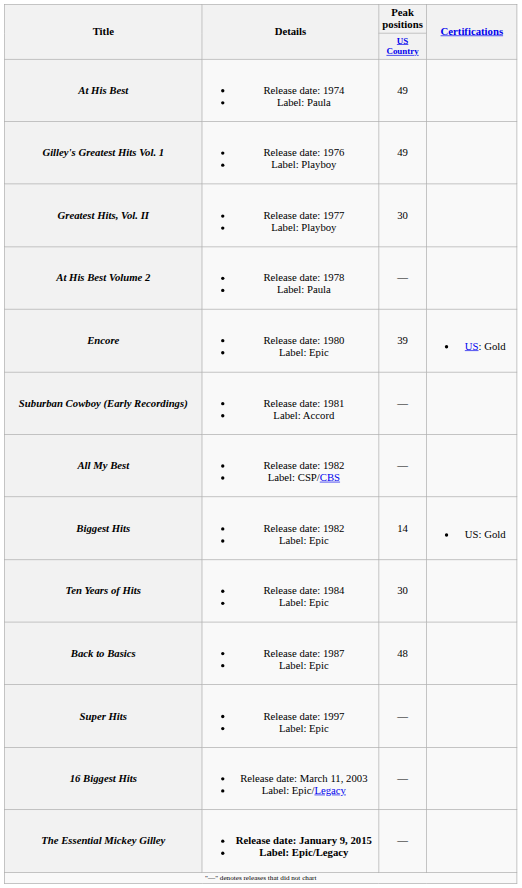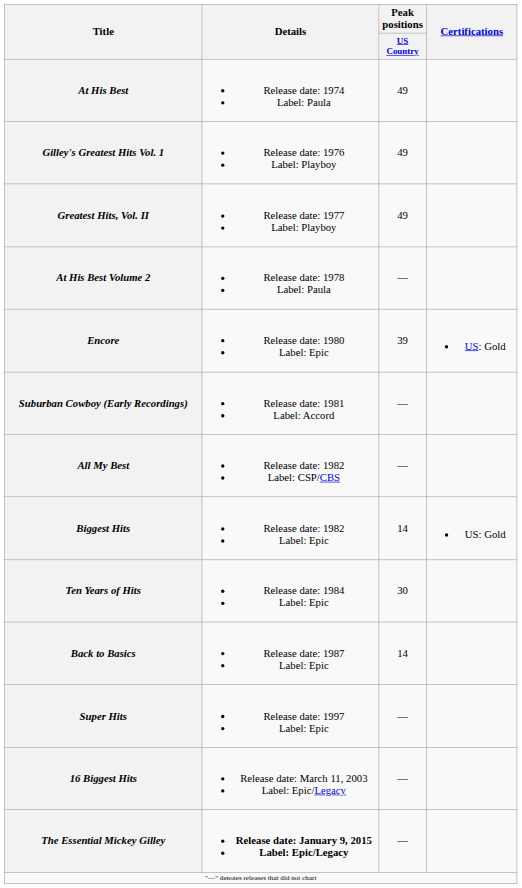(403, 215) 30 -> (403, 215) 49
(403, 653) 48 -> (403, 653) 14
